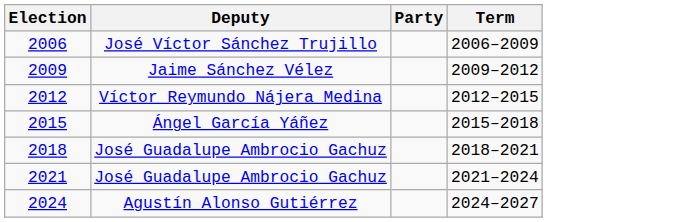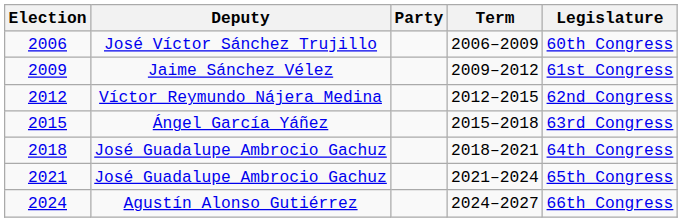+ column: (610, 18)
